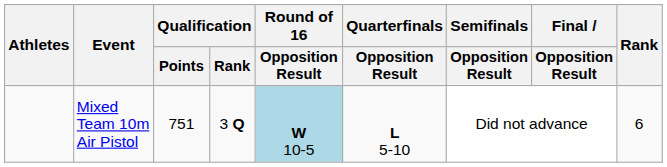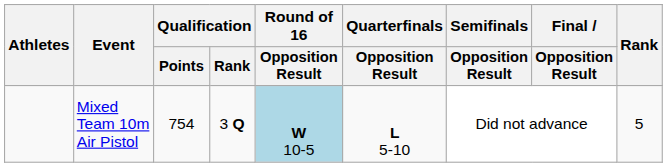(181, 124) 751 -> (181, 124) 754
(639, 124) 6 -> (639, 124) 5
